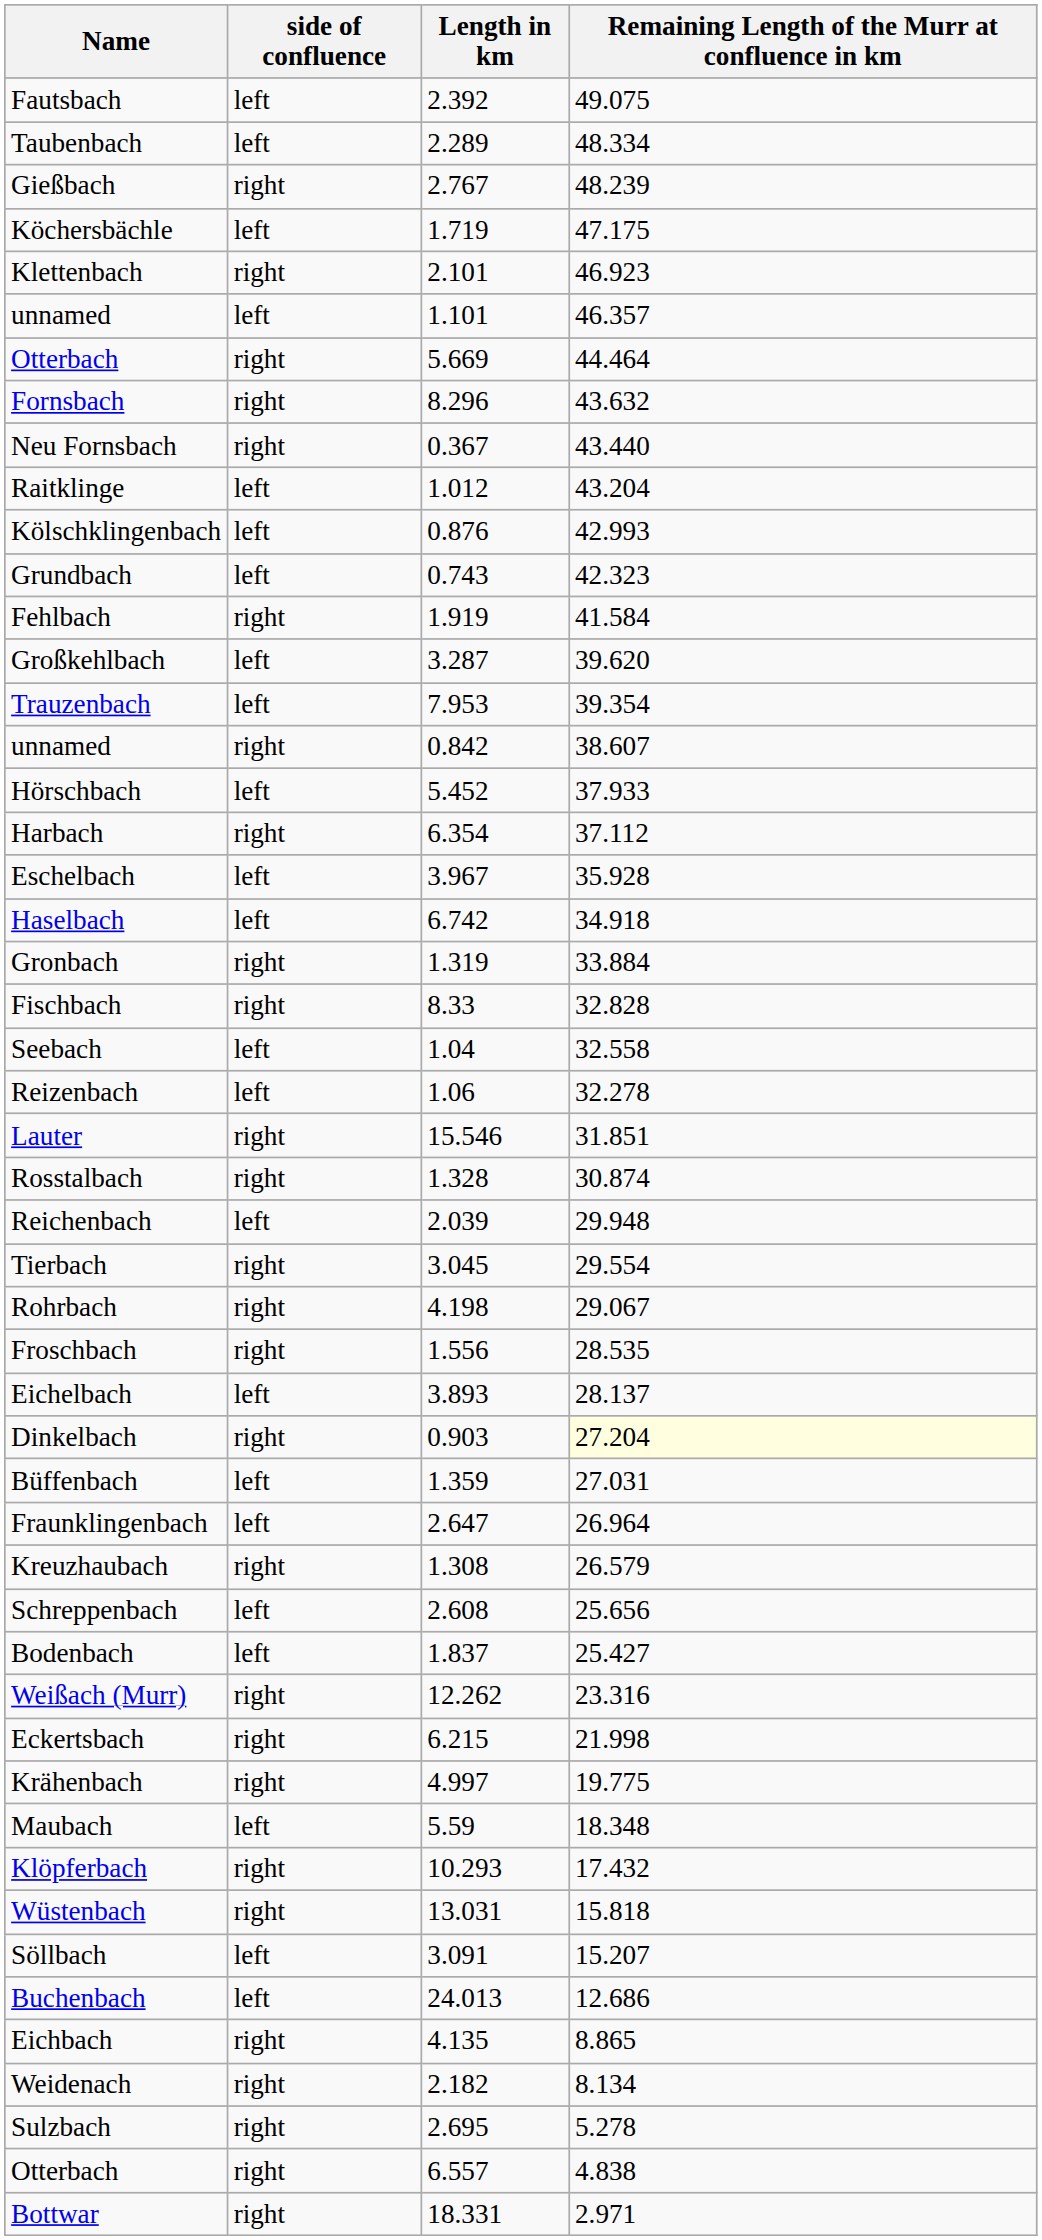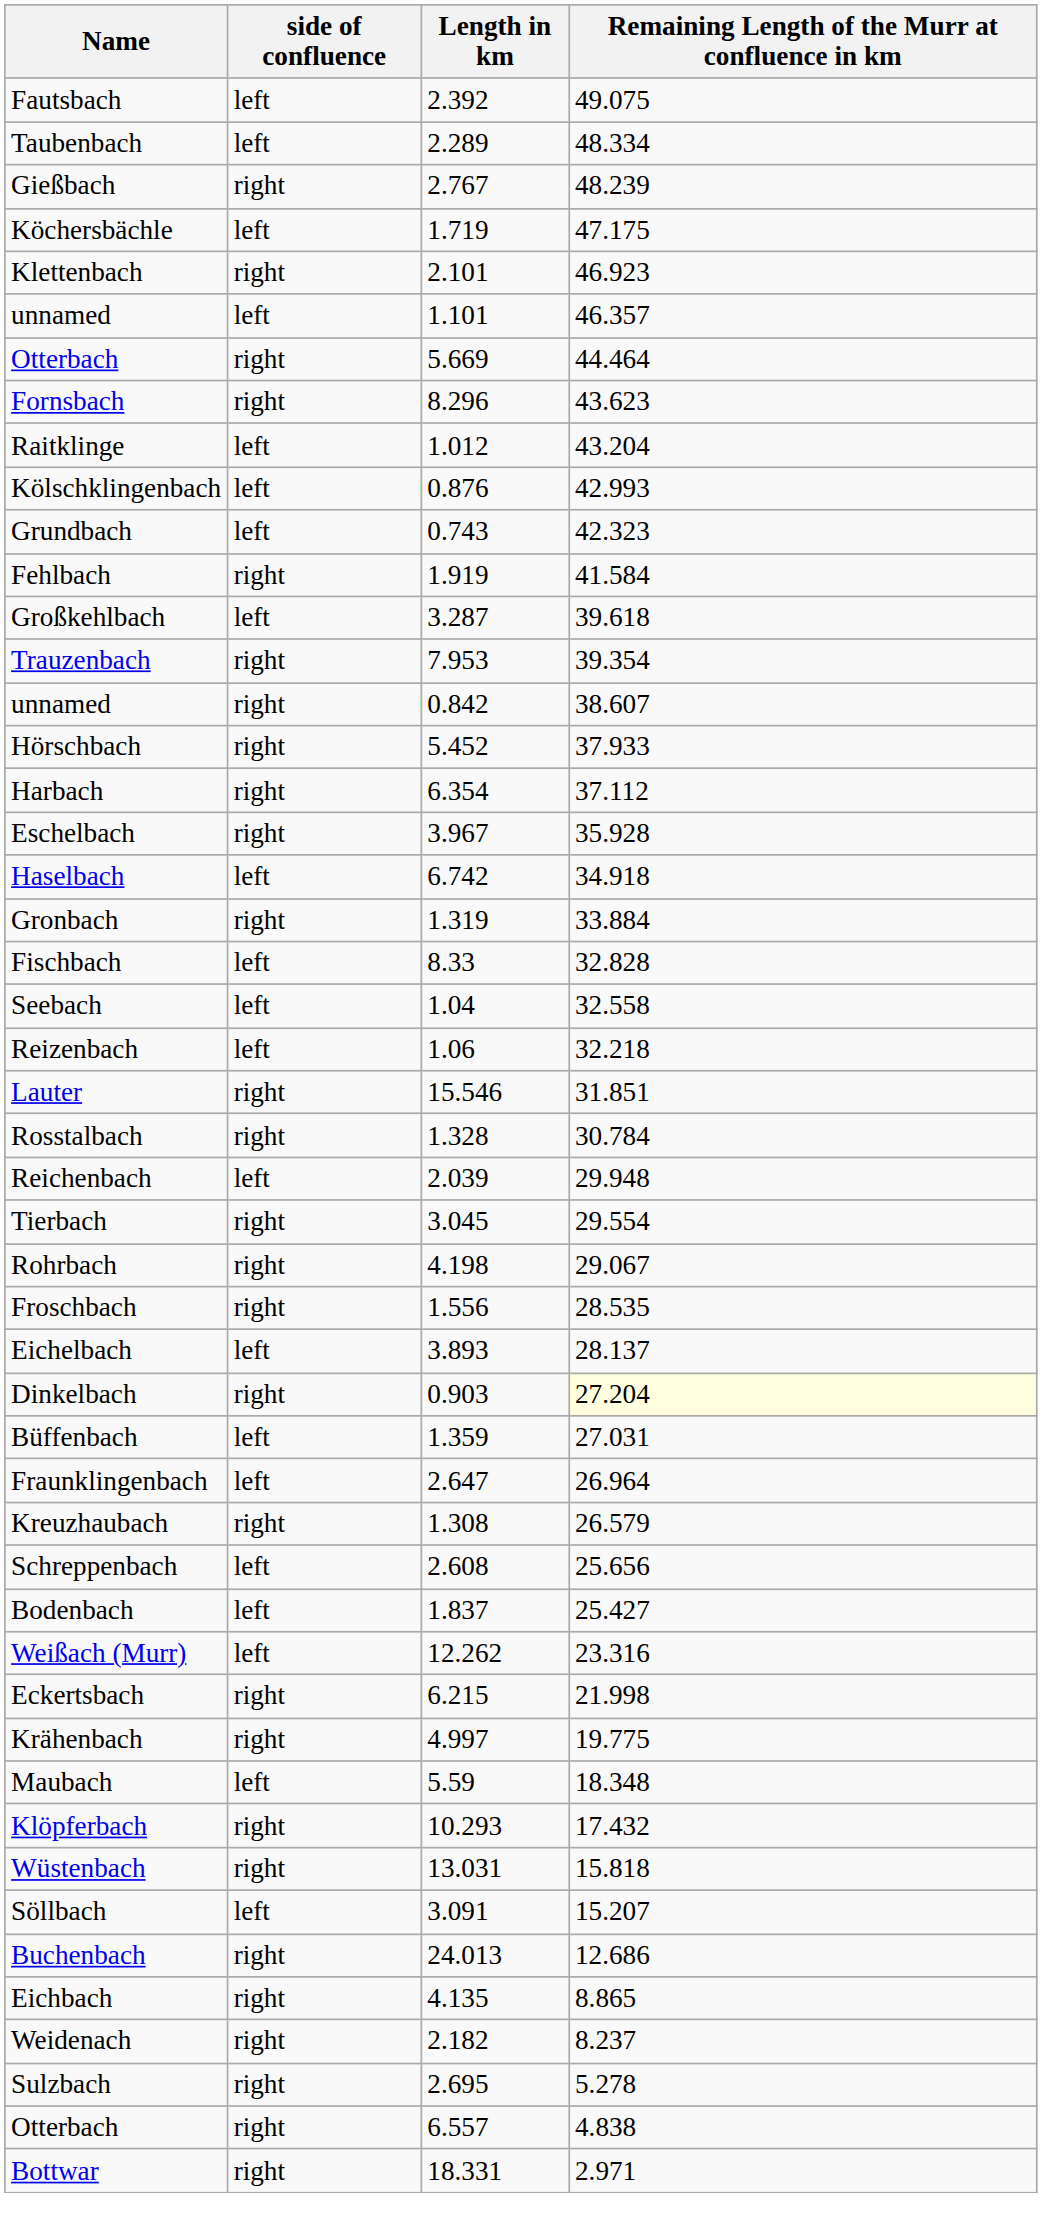(612, 401) 43.632 -> (612, 401) 43.623
- row: (94, 444)
(612, 660) 39.620 -> (612, 617) 39.618
(252, 703) left -> (259, 660) right
(252, 790) left -> (259, 746) right
(252, 876) left -> (259, 833) right
(259, 1005) right -> (252, 962) left
(612, 1091) 32.278 -> (612, 1048) 32.218
(612, 1178) 30.874 -> (612, 1135) 30.784
(259, 1695) right -> (252, 1652) left
(252, 1997) left -> (259, 1954) right
(606, 2084) 8.134 -> (606, 2040) 8.237
